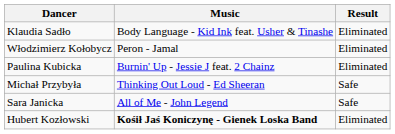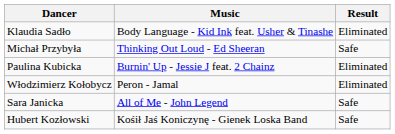rows swapped: (44, 84) <-> (59, 48)
(217, 119) bold -> (212, 119) normal
(363, 119) Eliminated -> (348, 119) Safe
